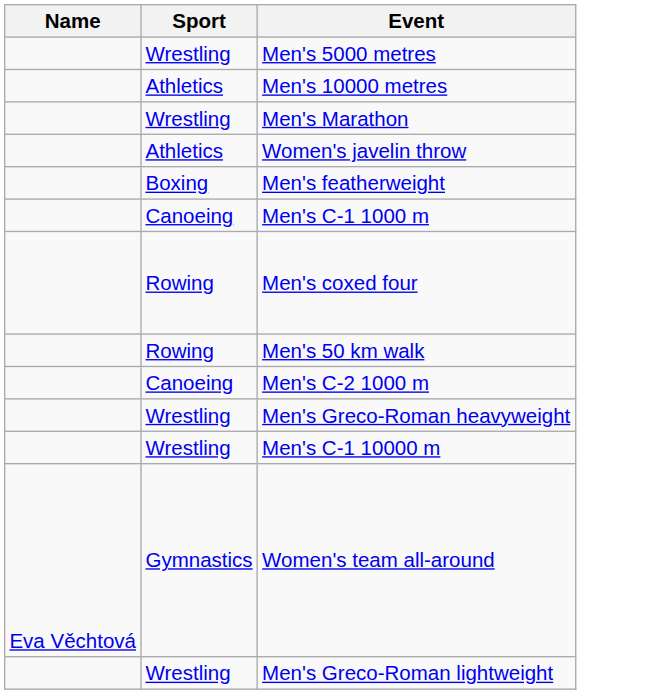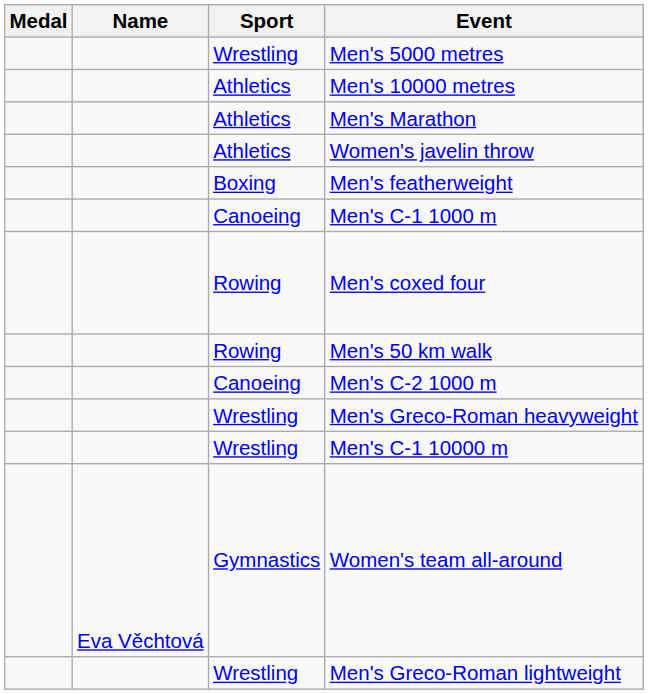+ column: (38, 21)
(188, 119) Wrestling -> (252, 119) Athletics
